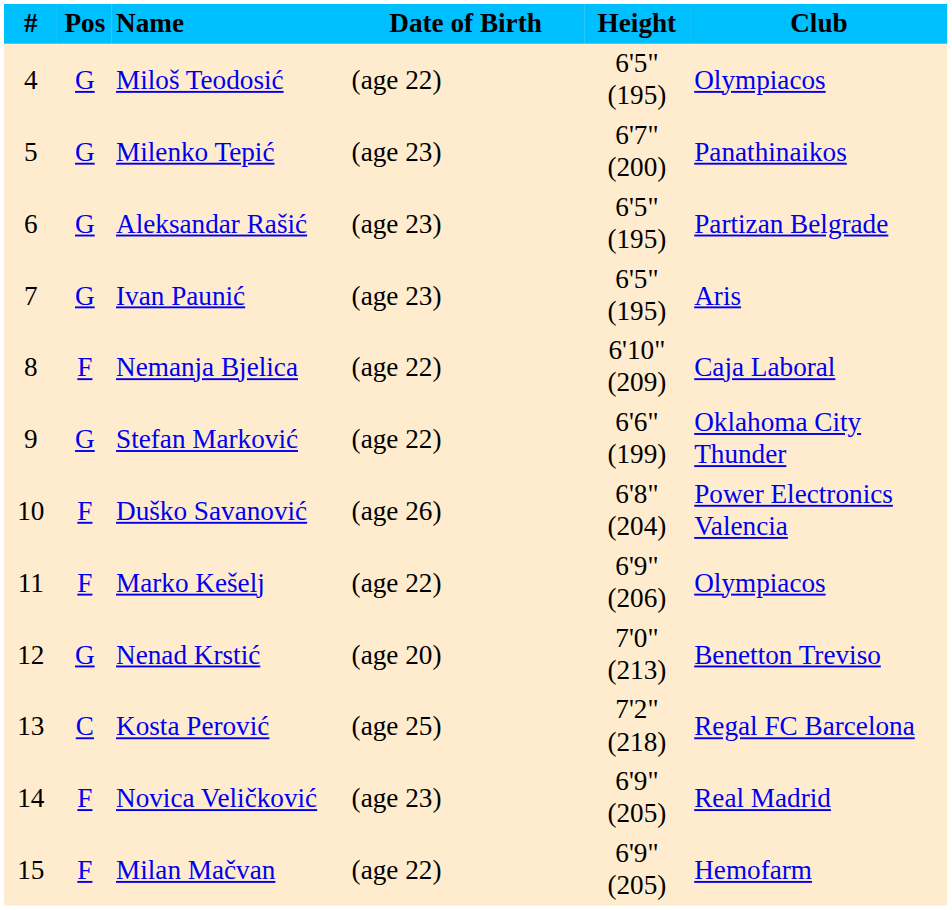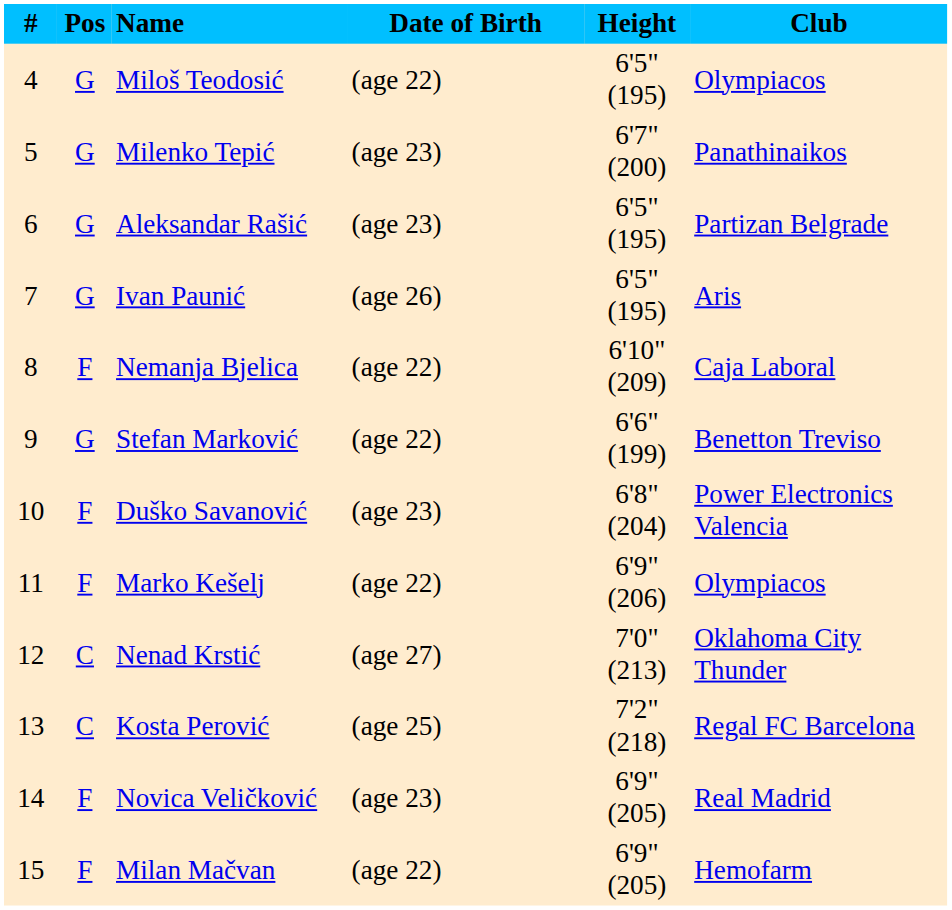(397, 294) (age 23) -> (397, 294) (age 26)
(778, 438) Oklahoma City Thunder -> (788, 438) Benetton Treviso
(397, 510) (age 26) -> (397, 510) (age 23)
(85, 653) G -> (85, 653) C
(397, 653) (age 20) -> (397, 653) (age 27)
(788, 653) Benetton Treviso -> (778, 653) Oklahoma City Thunder
